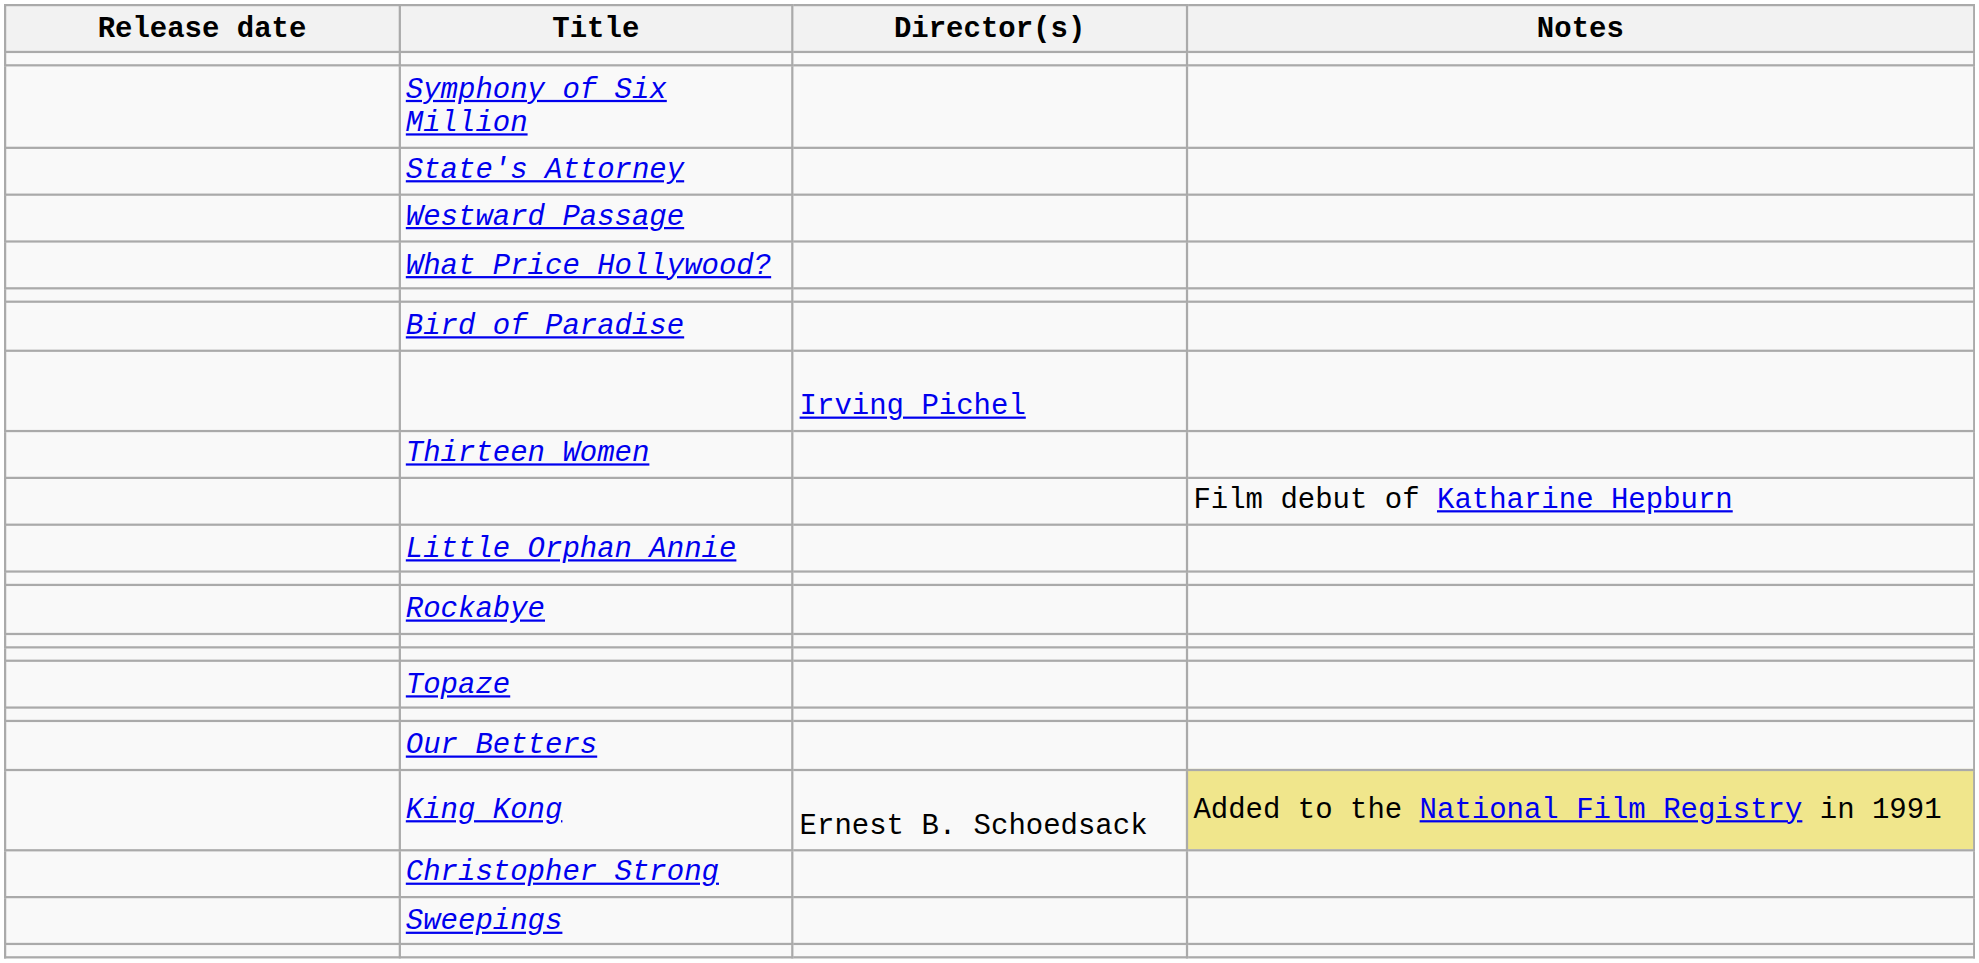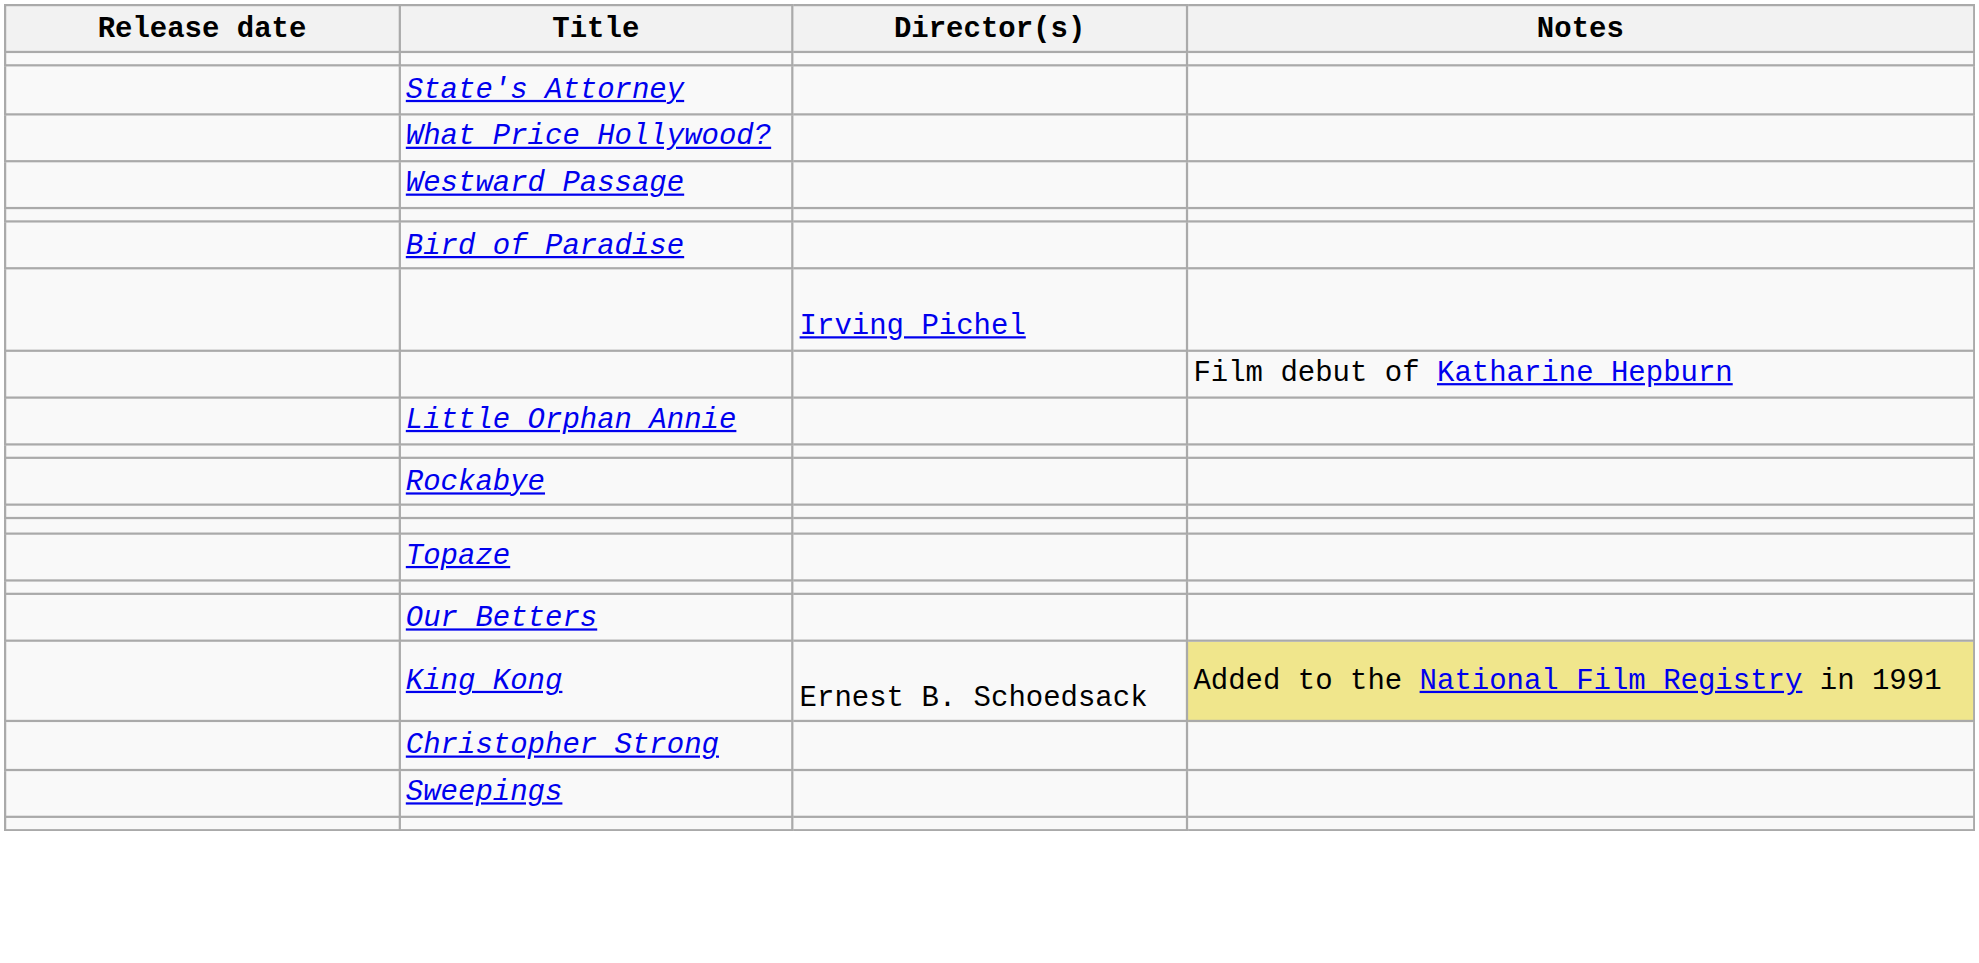- row: (536, 107)
rows swapped: (545, 218) <-> (588, 265)
- row: (528, 454)
